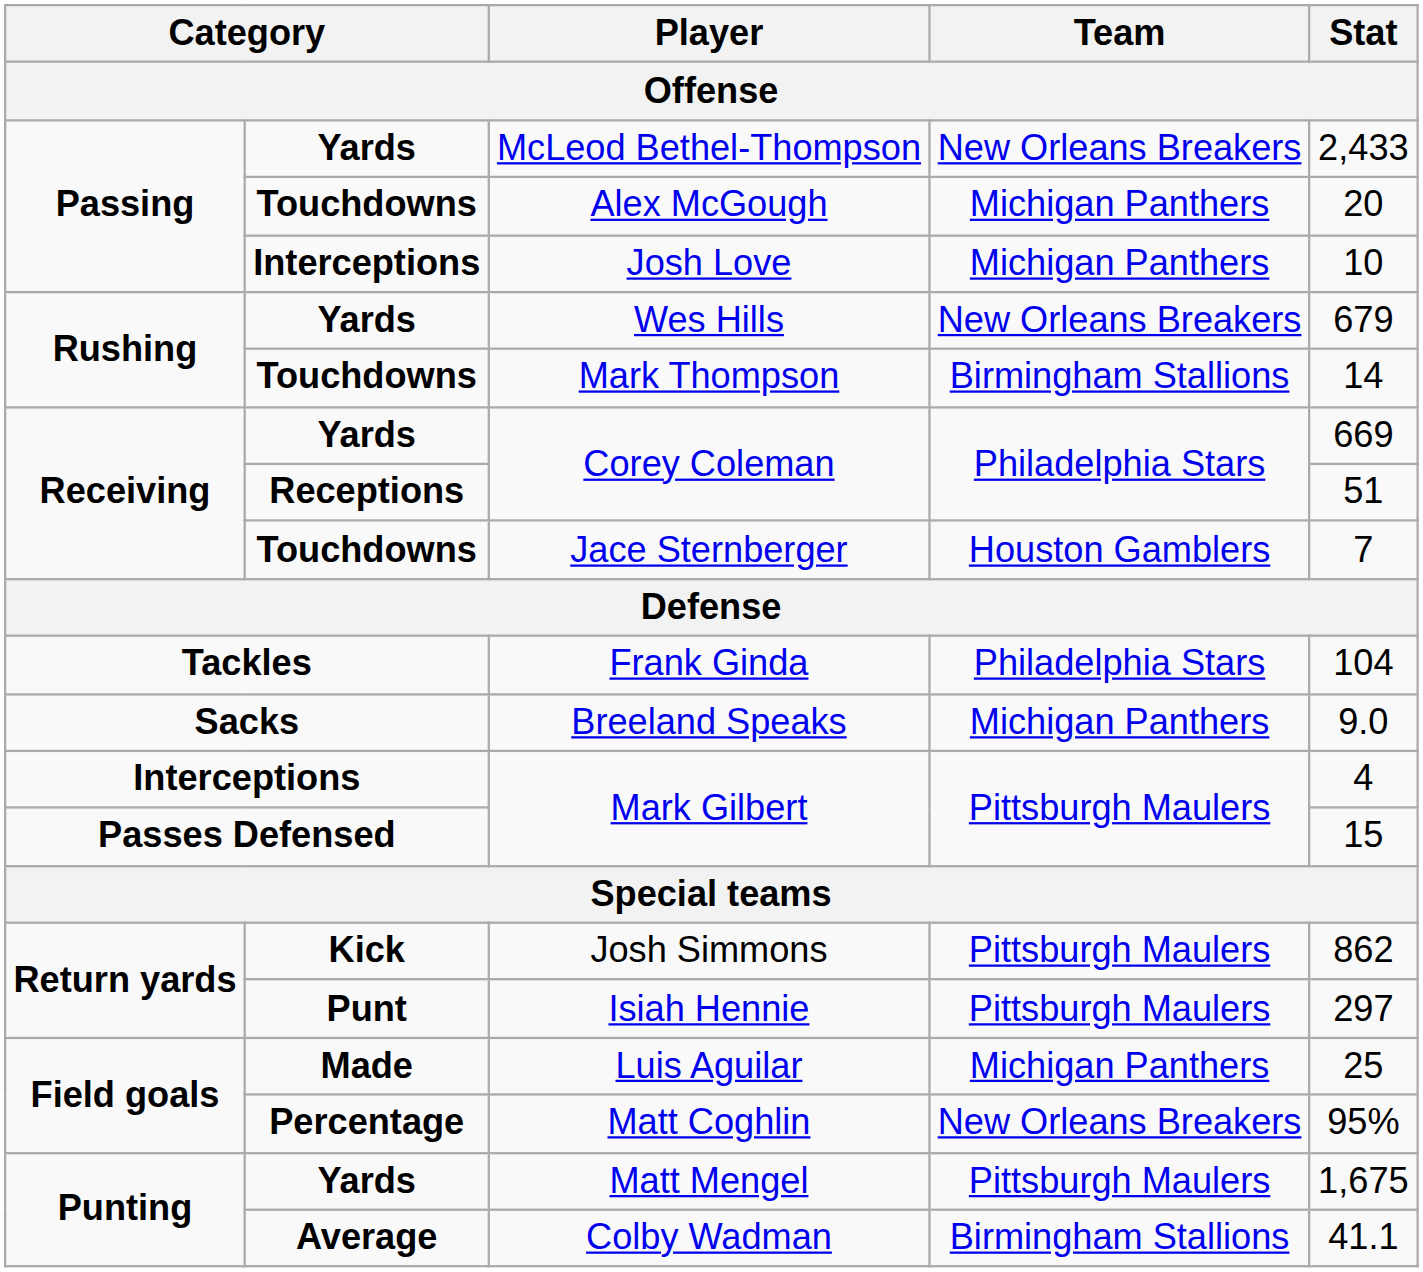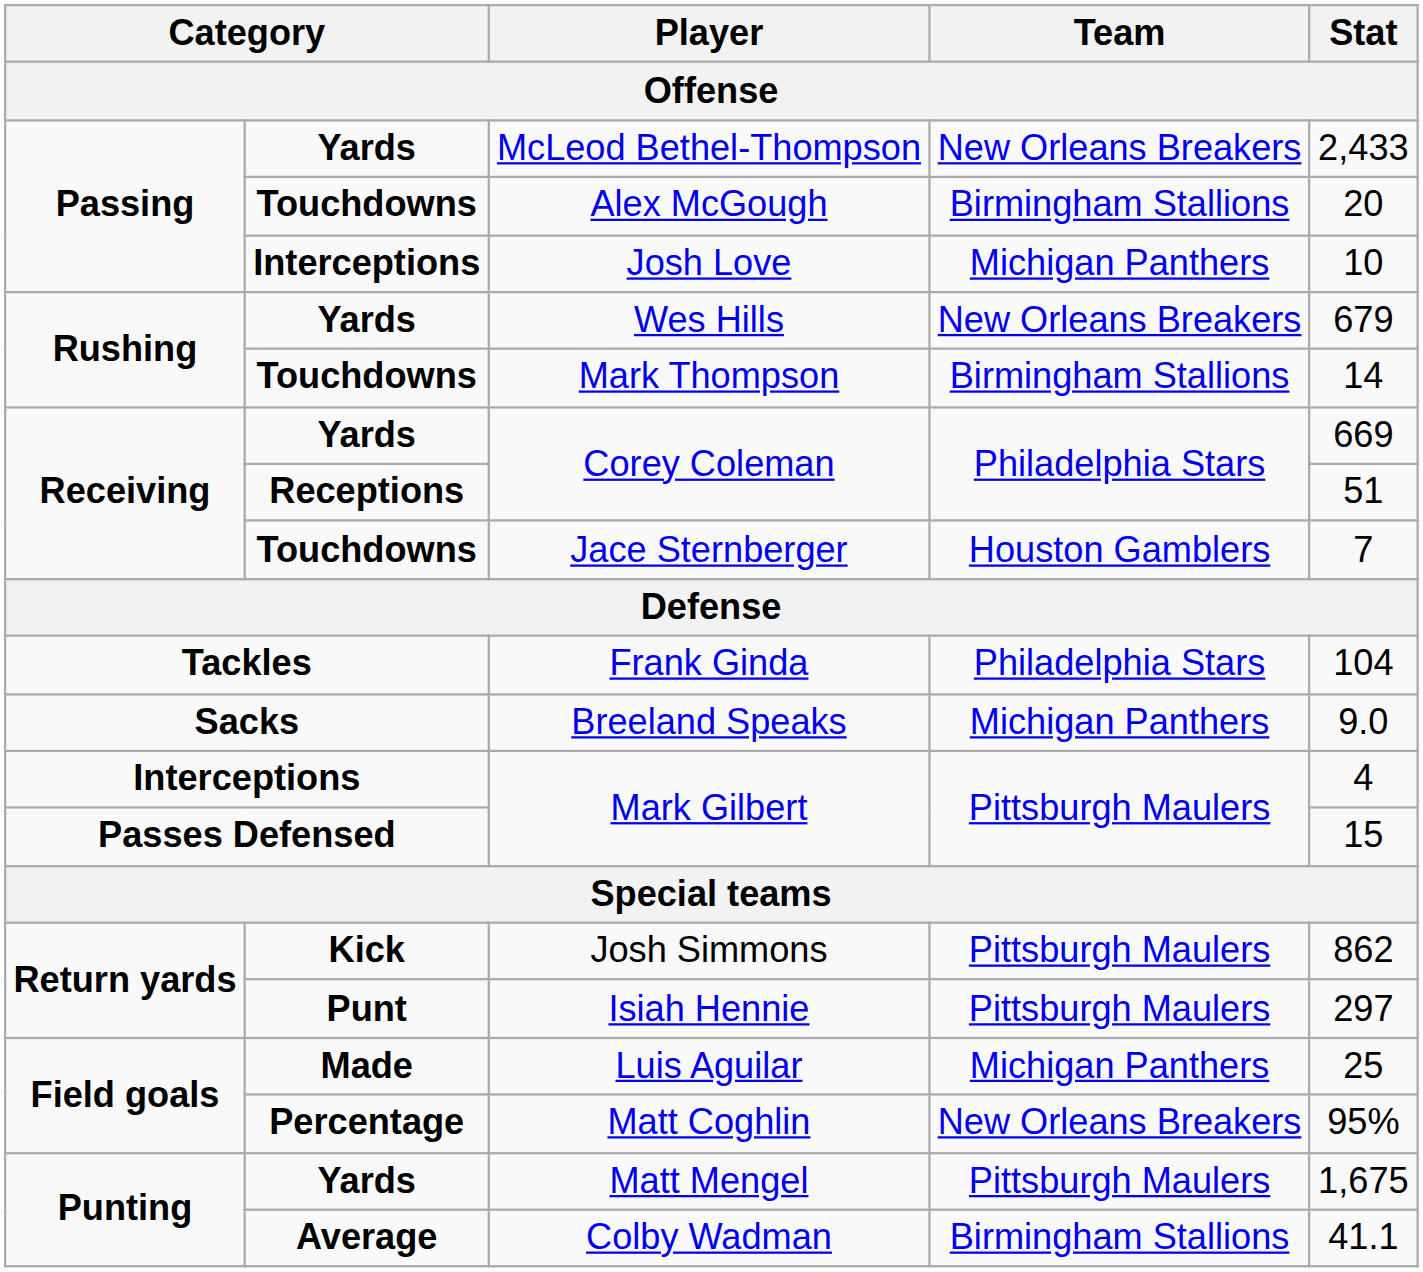(1120, 205) Michigan Panthers -> (1120, 205) Birmingham Stallions
